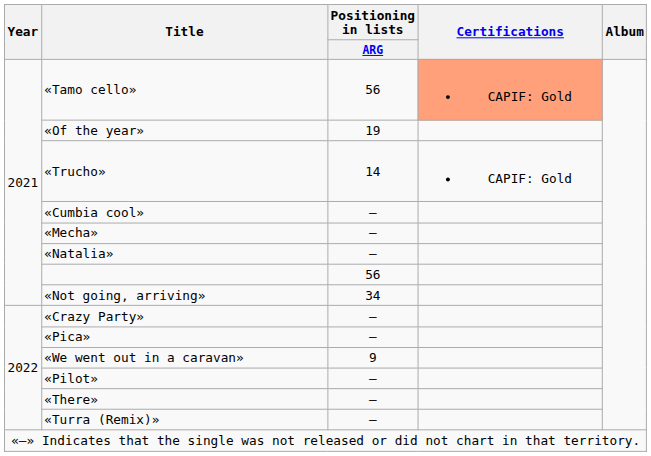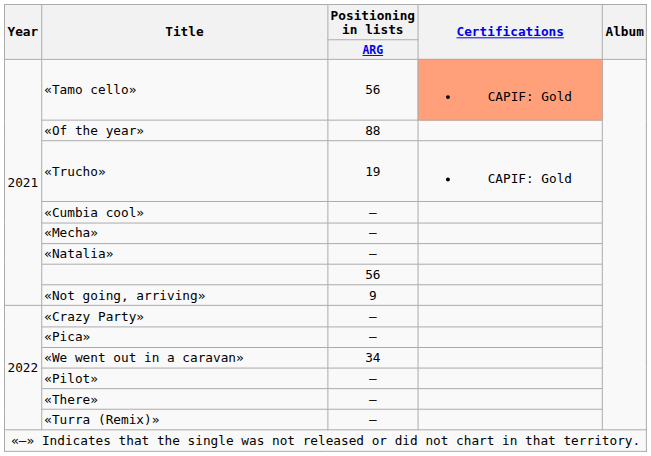(373, 131) 19 -> (373, 131) 88
(373, 171) 14 -> (373, 171) 19
(373, 295) 34 -> (373, 295) 9
(373, 358) 9 -> (373, 358) 34
